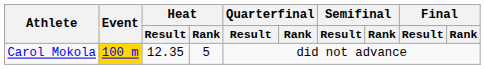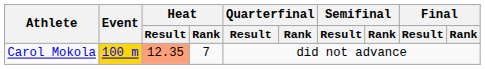(165, 53) no background -> (165, 53) lightsalmon background
(206, 53) 5 -> (206, 53) 7
